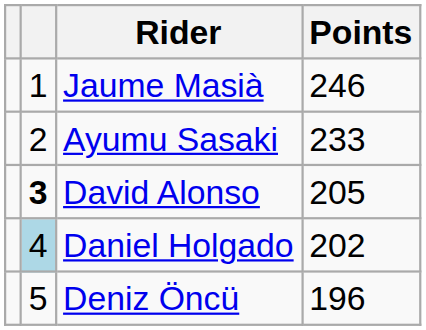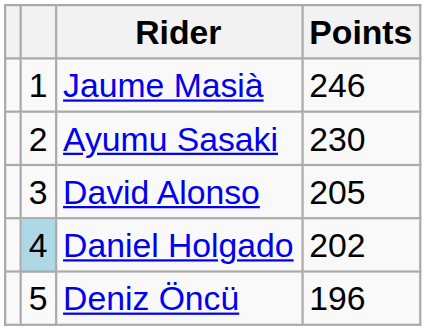(337, 139) 233 -> (337, 139) 230
(38, 192) bold -> (38, 192) normal
